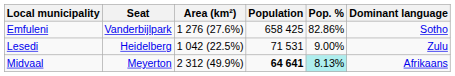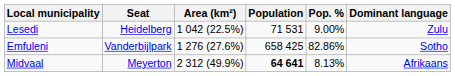rows swapped: (28, 30) <-> (22, 47)
(329, 63) paleturquoise background -> (329, 63) no background
